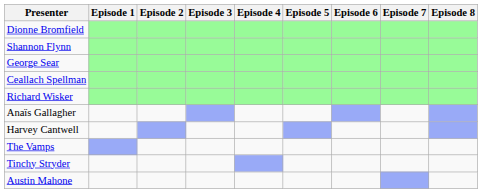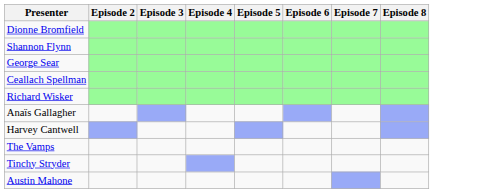- column: (113, 12)
